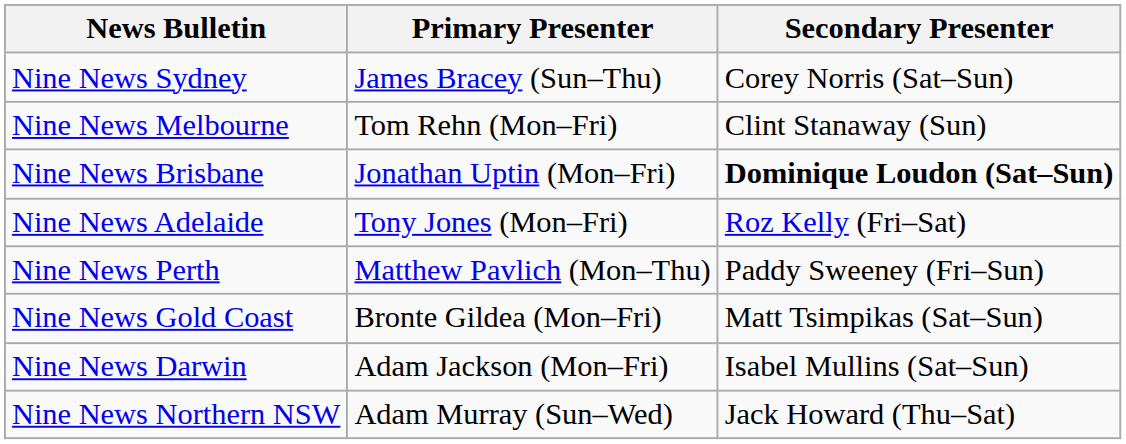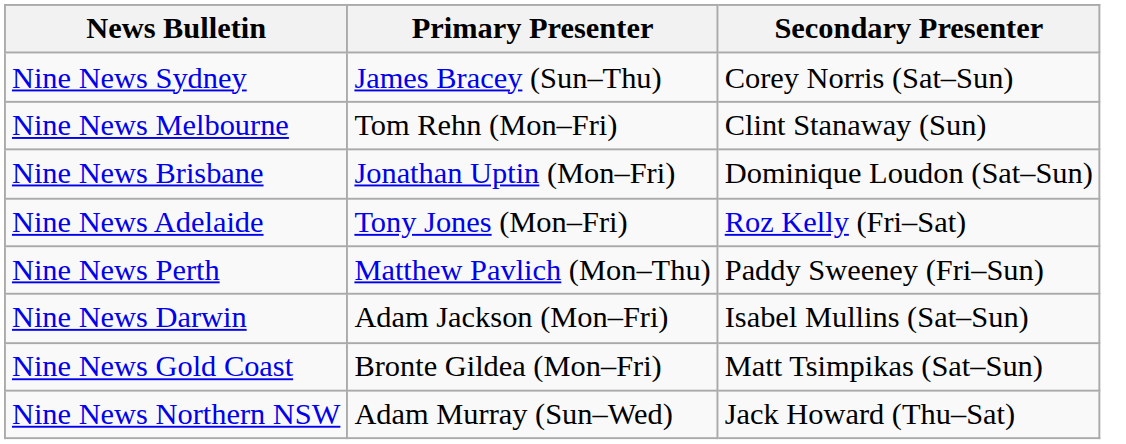(919, 173) bold -> (909, 173) normal
rows swapped: (129, 366) <-> (153, 317)
